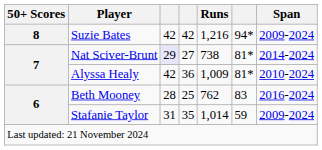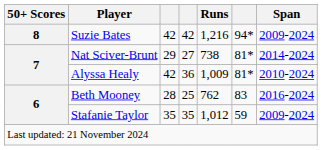(170, 54) lavender background -> (170, 54) no background
(170, 114) 31 -> (170, 114) 35
(214, 114) 1,014 -> (214, 114) 1,012
